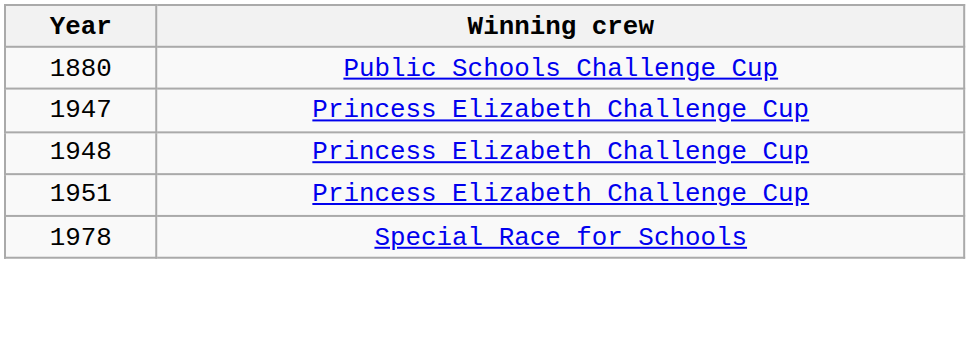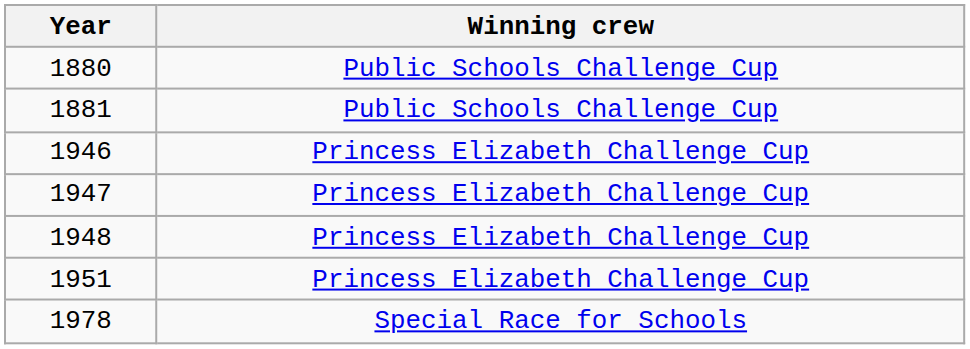+ row: (81, 110)
+ row: (81, 153)
